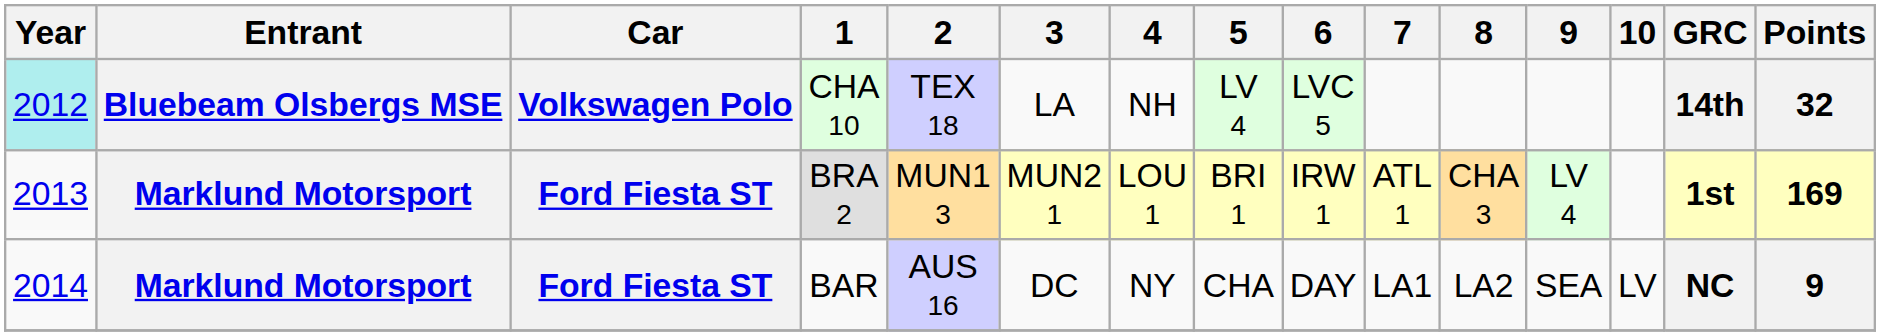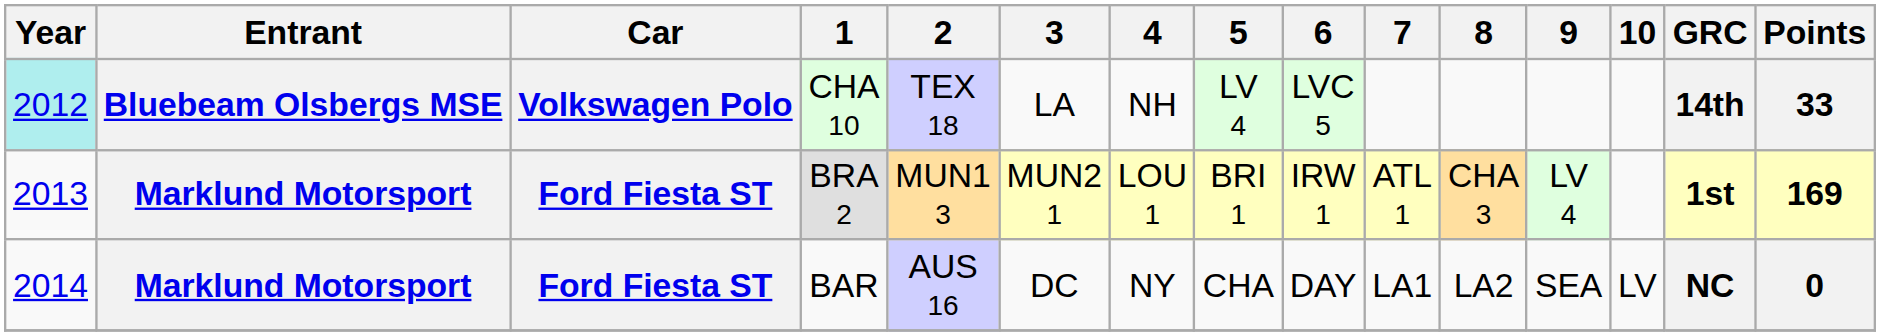(1815, 104) 32 -> (1815, 104) 33
(1815, 285) 9 -> (1815, 285) 0
